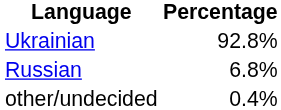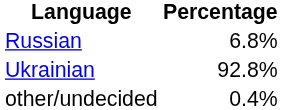rows swapped: (50, 41) <-> (43, 70)
